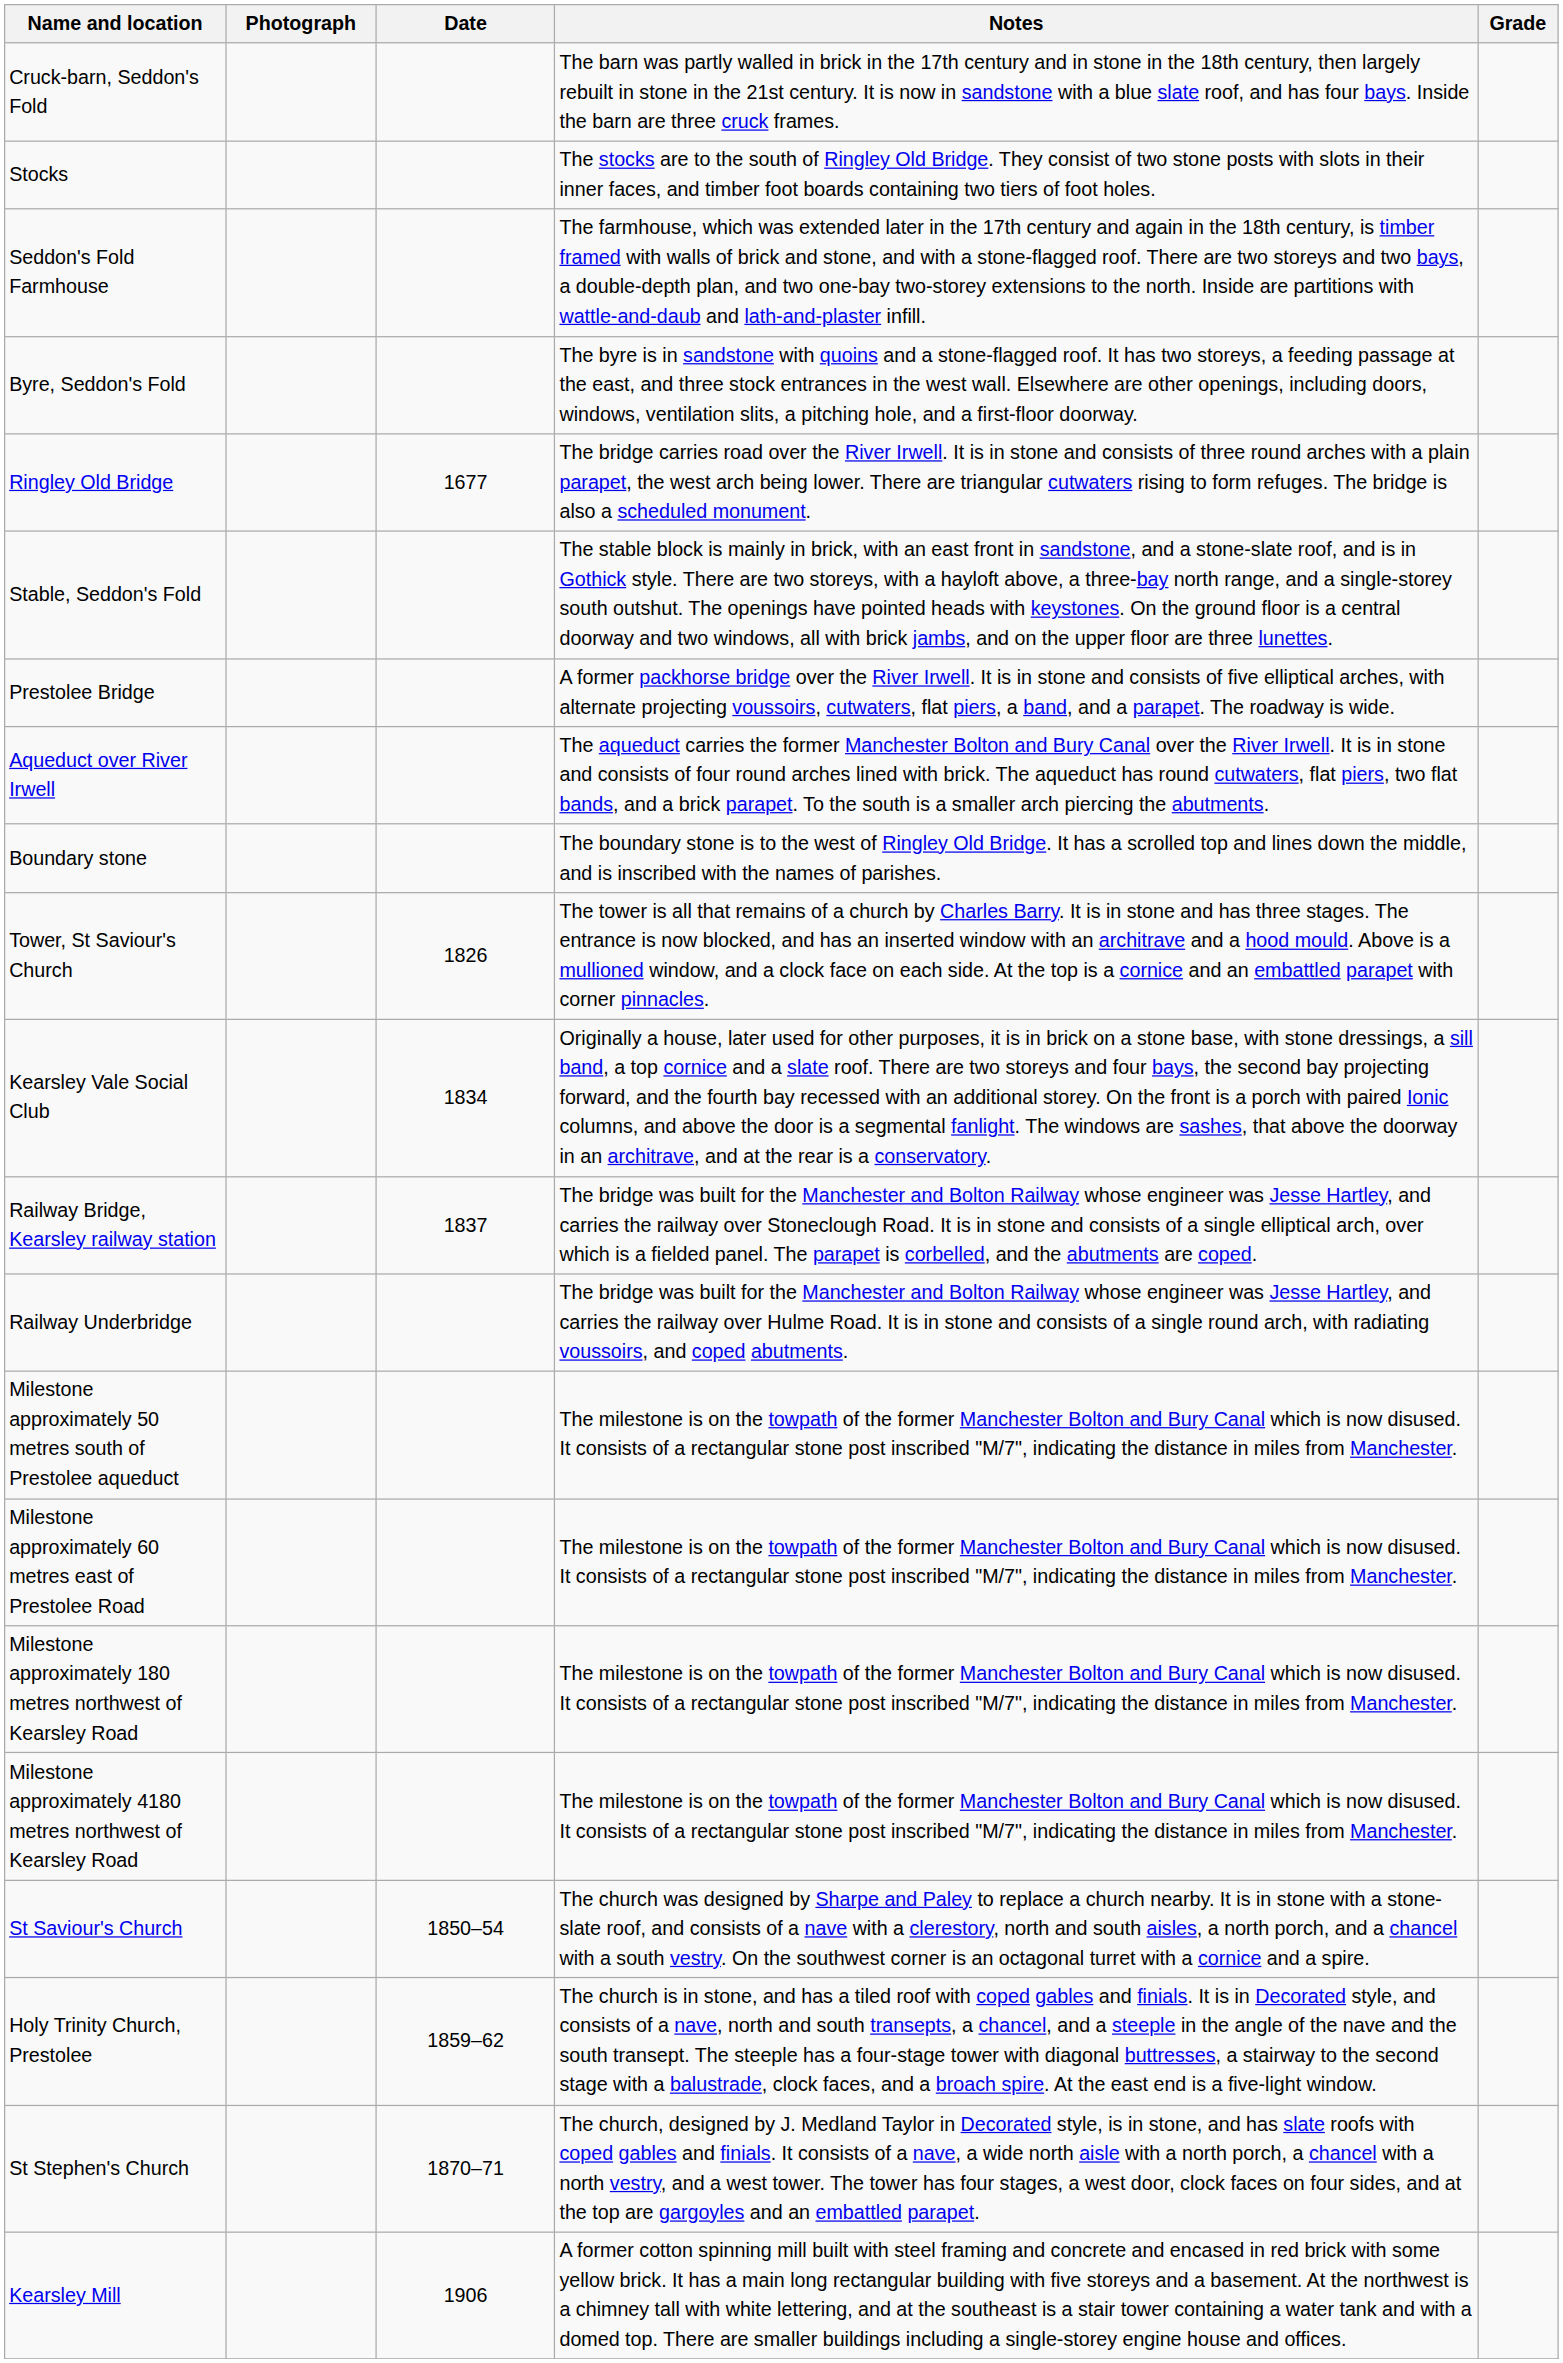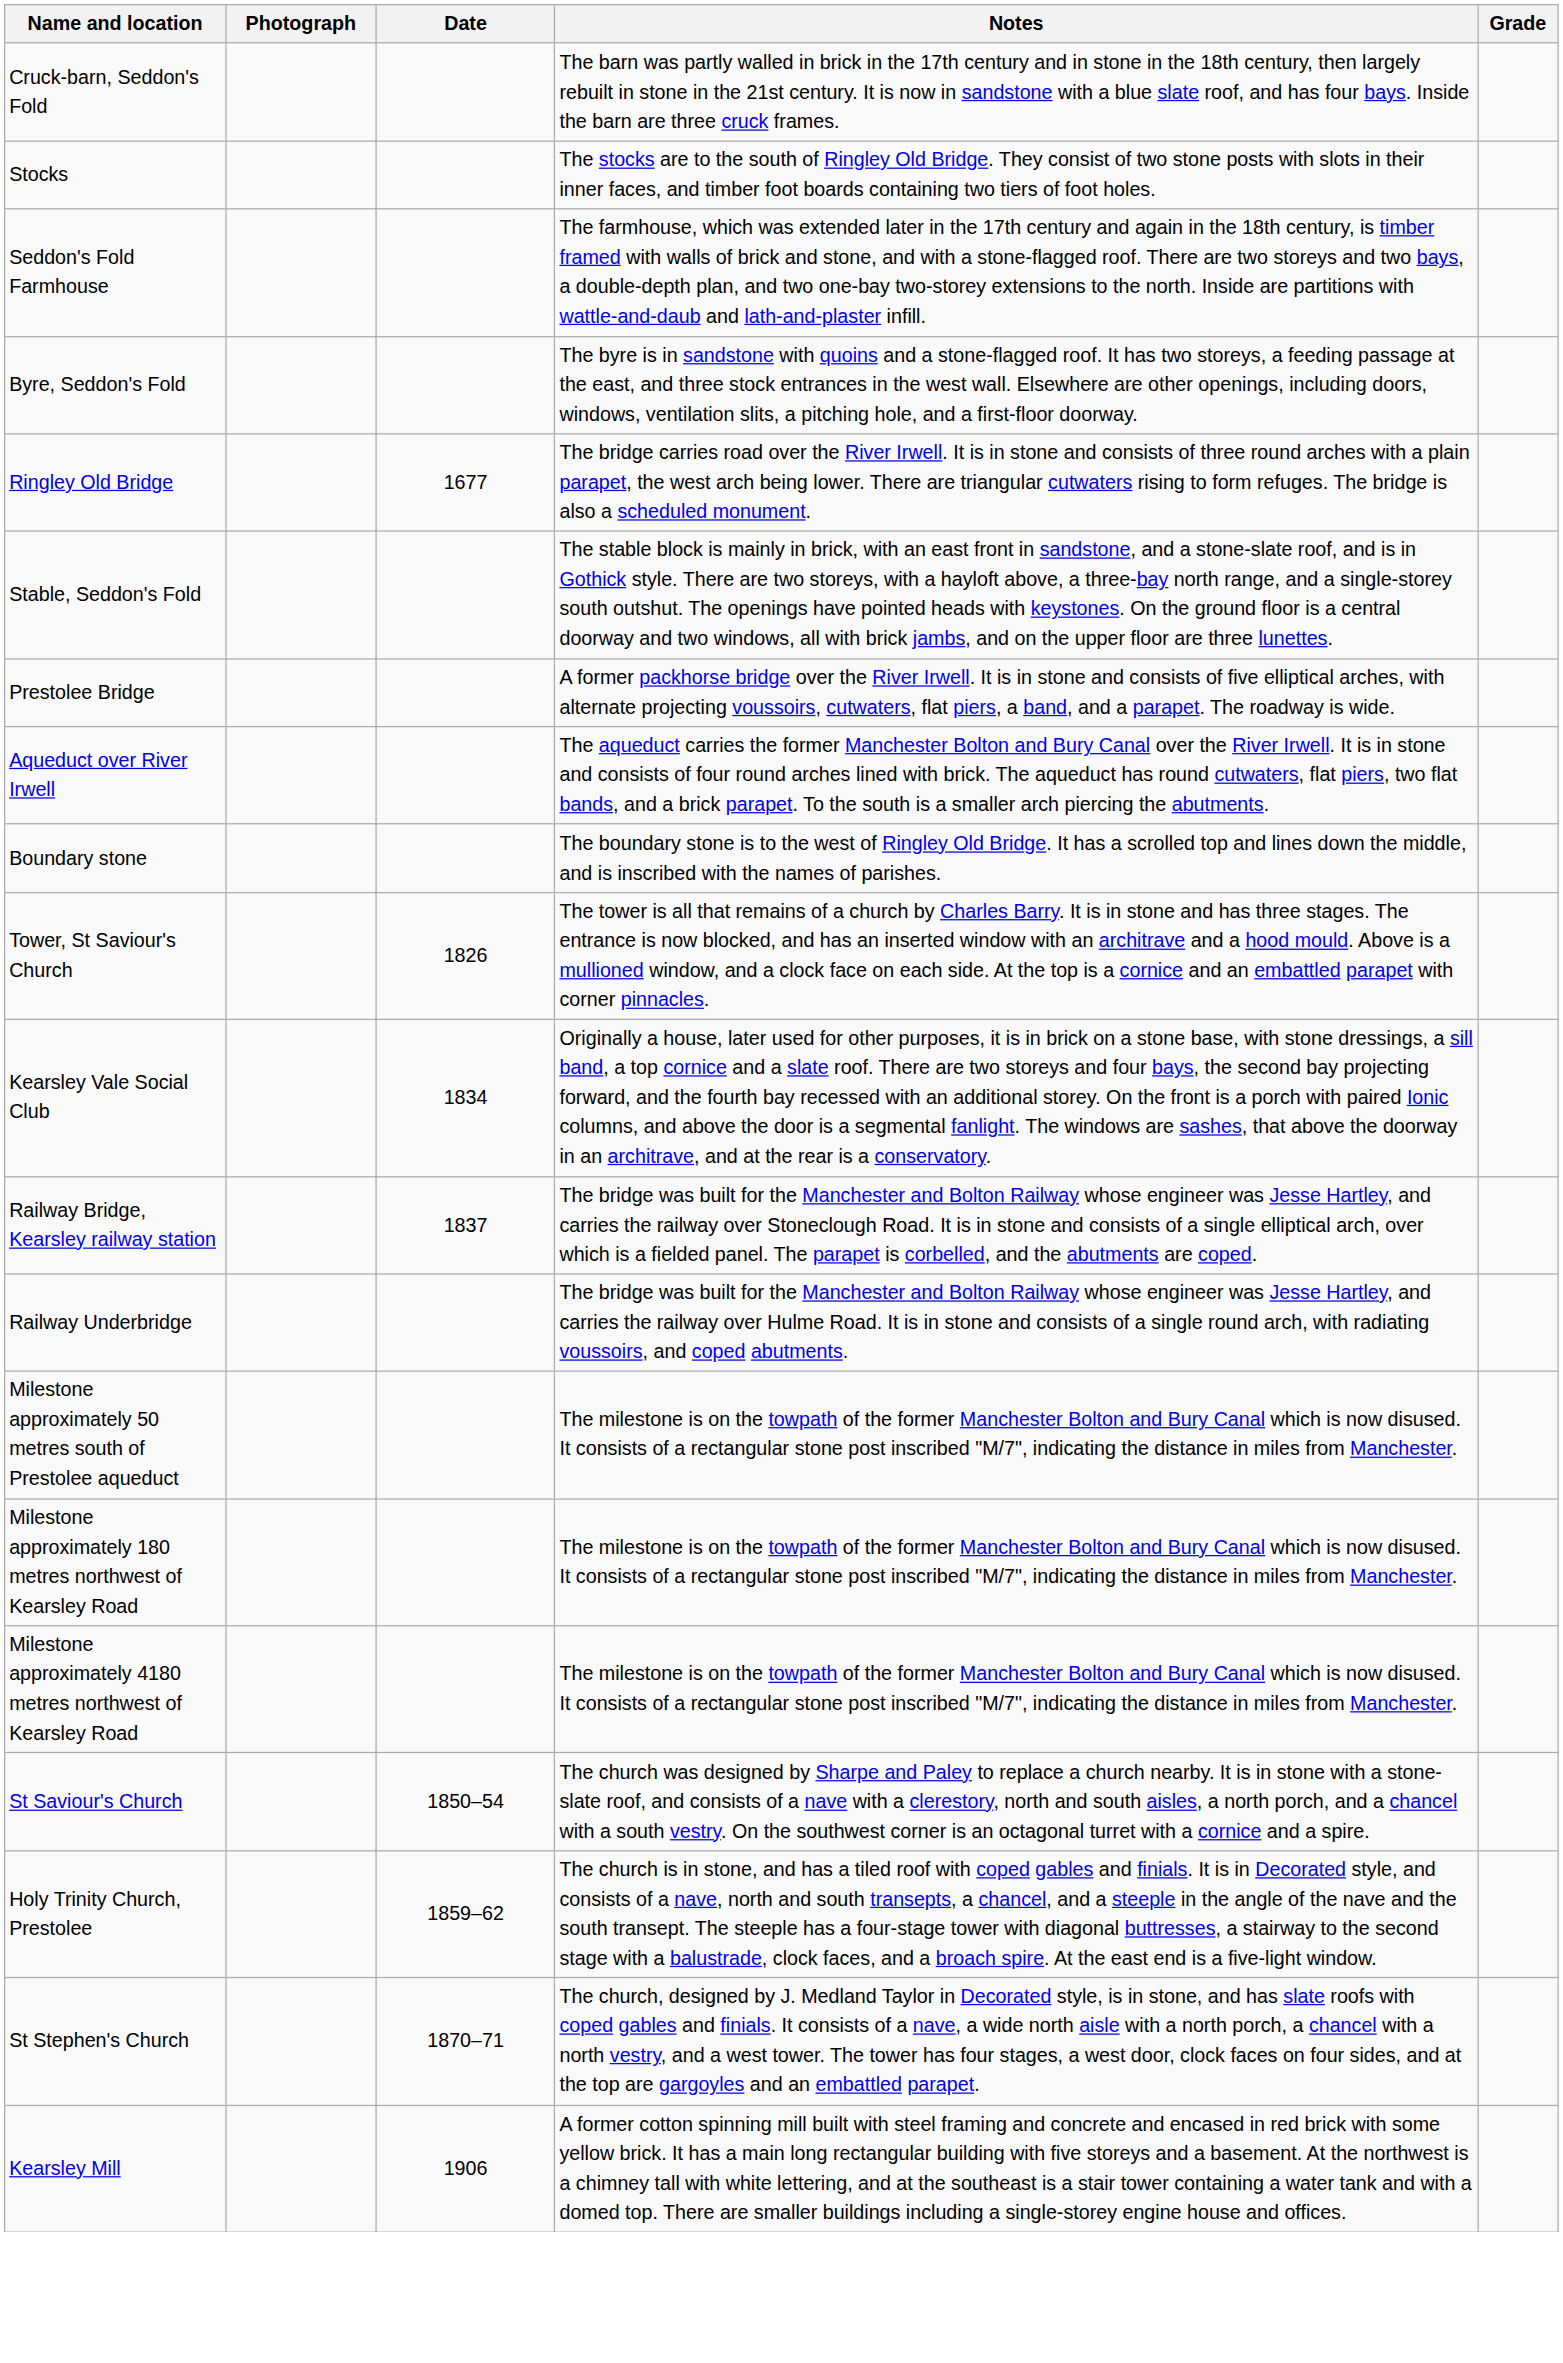- row: (84, 1562)
